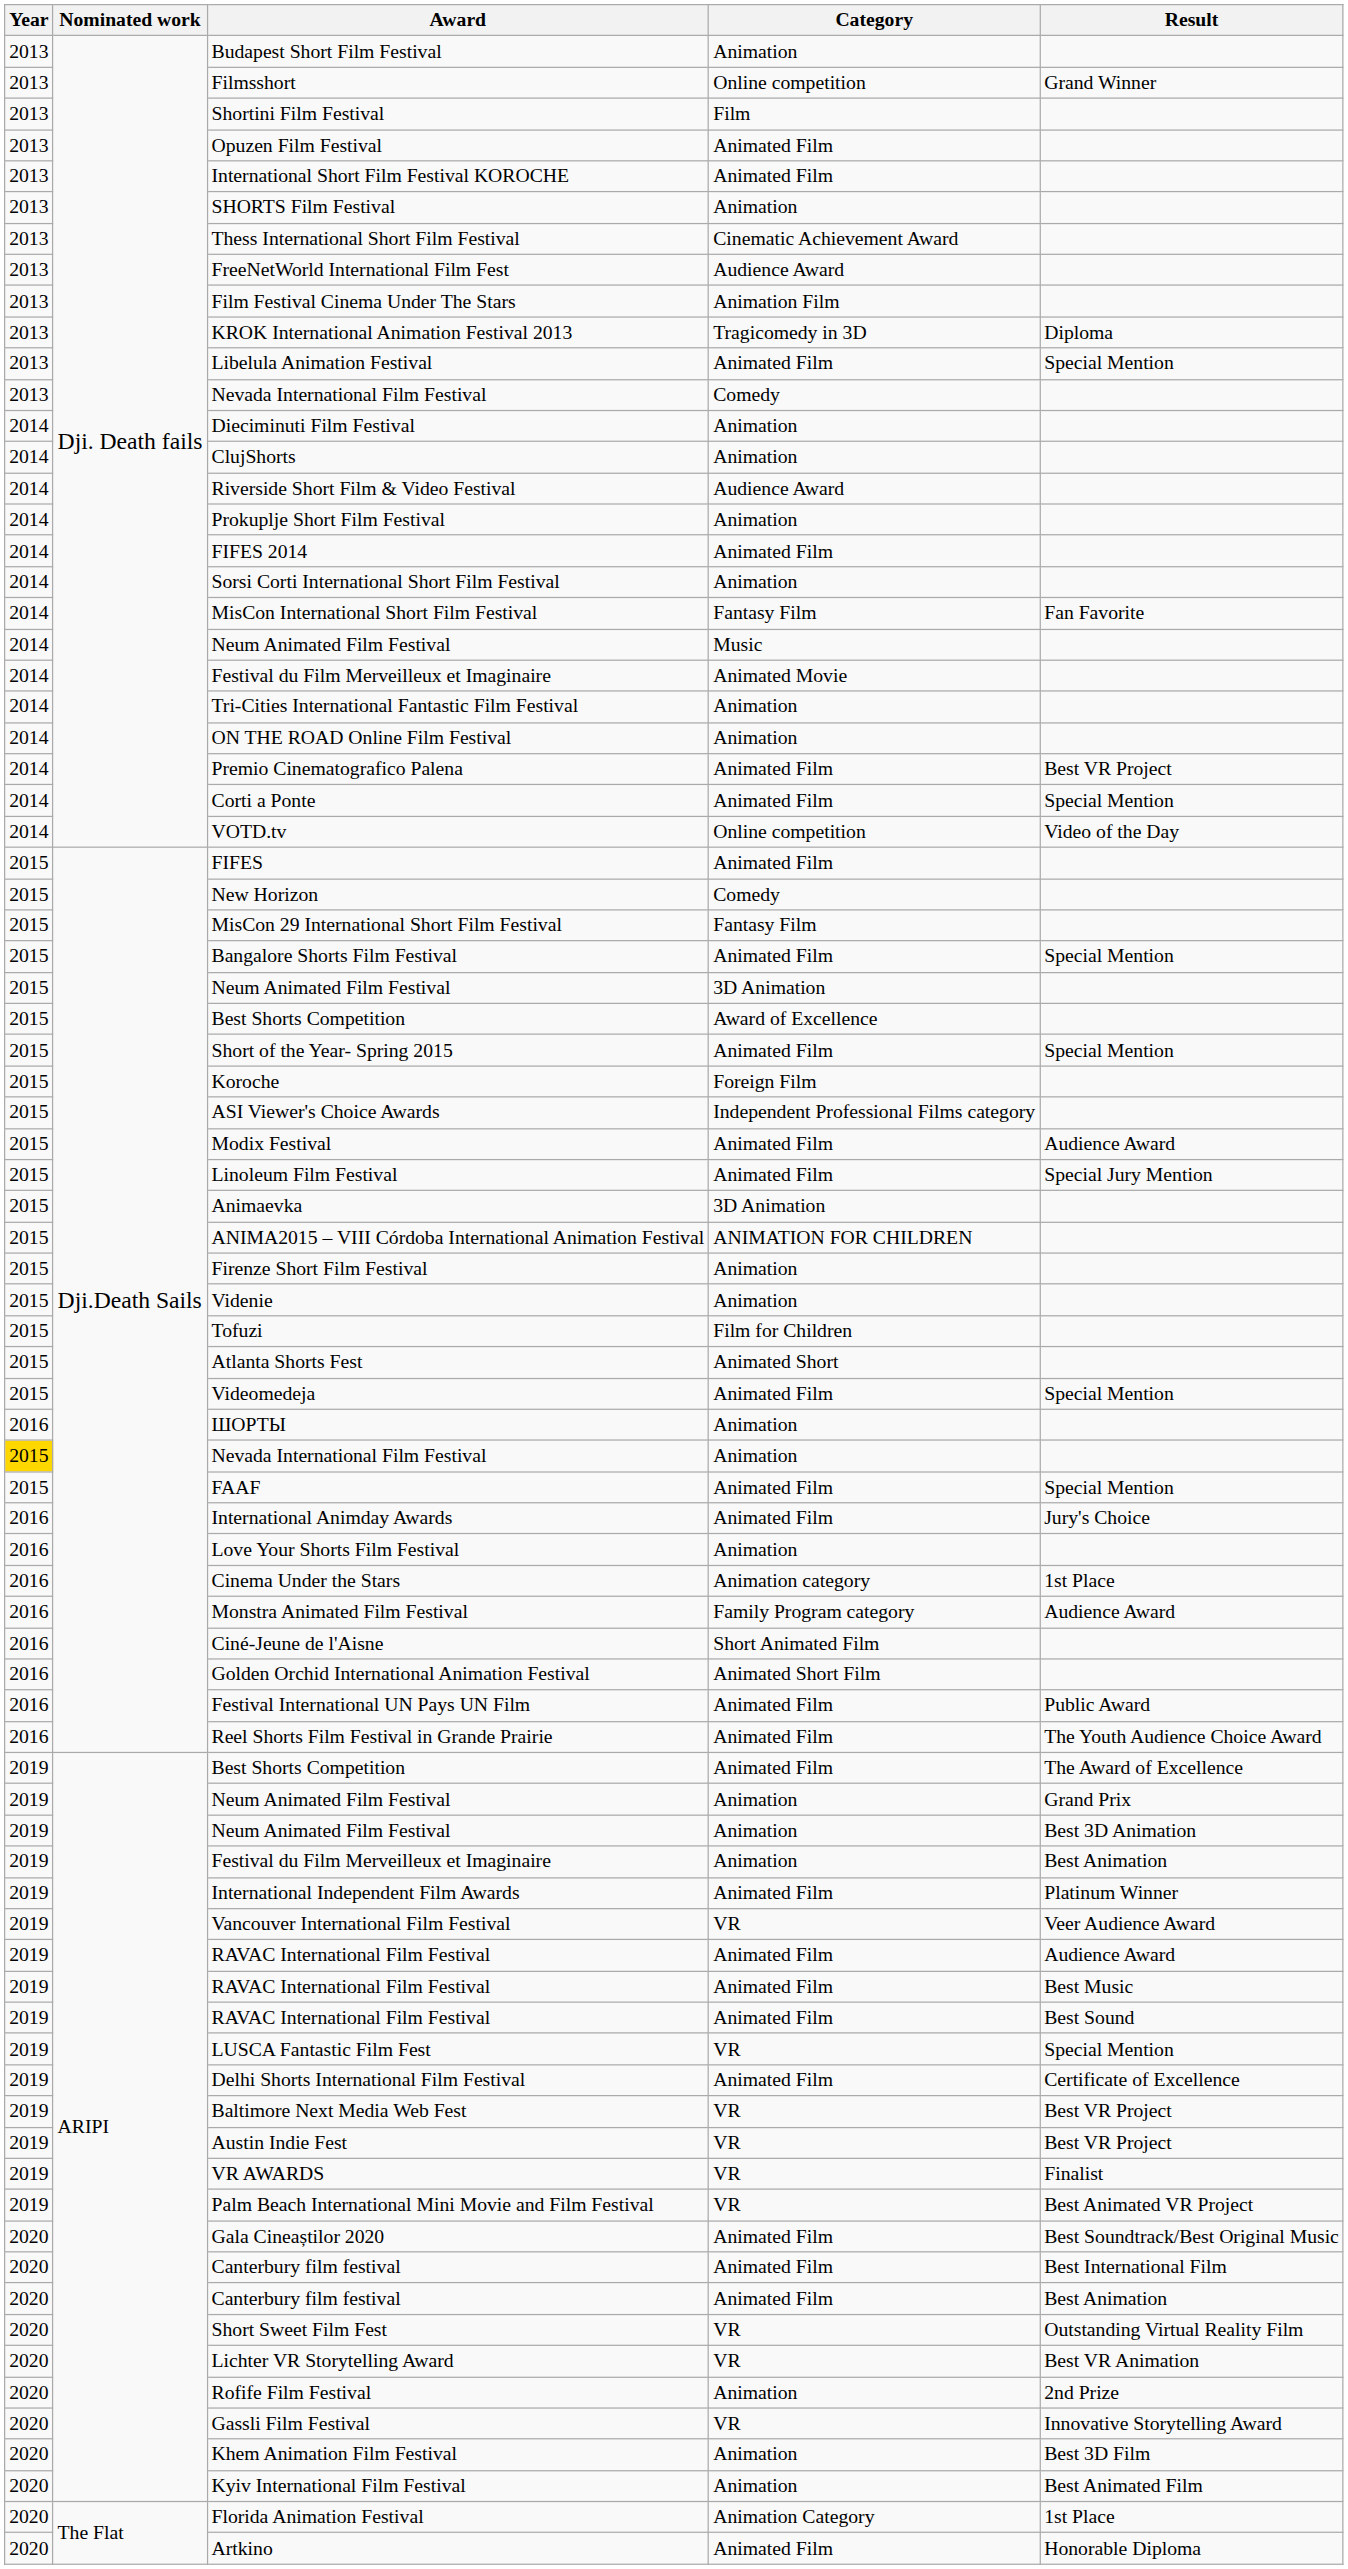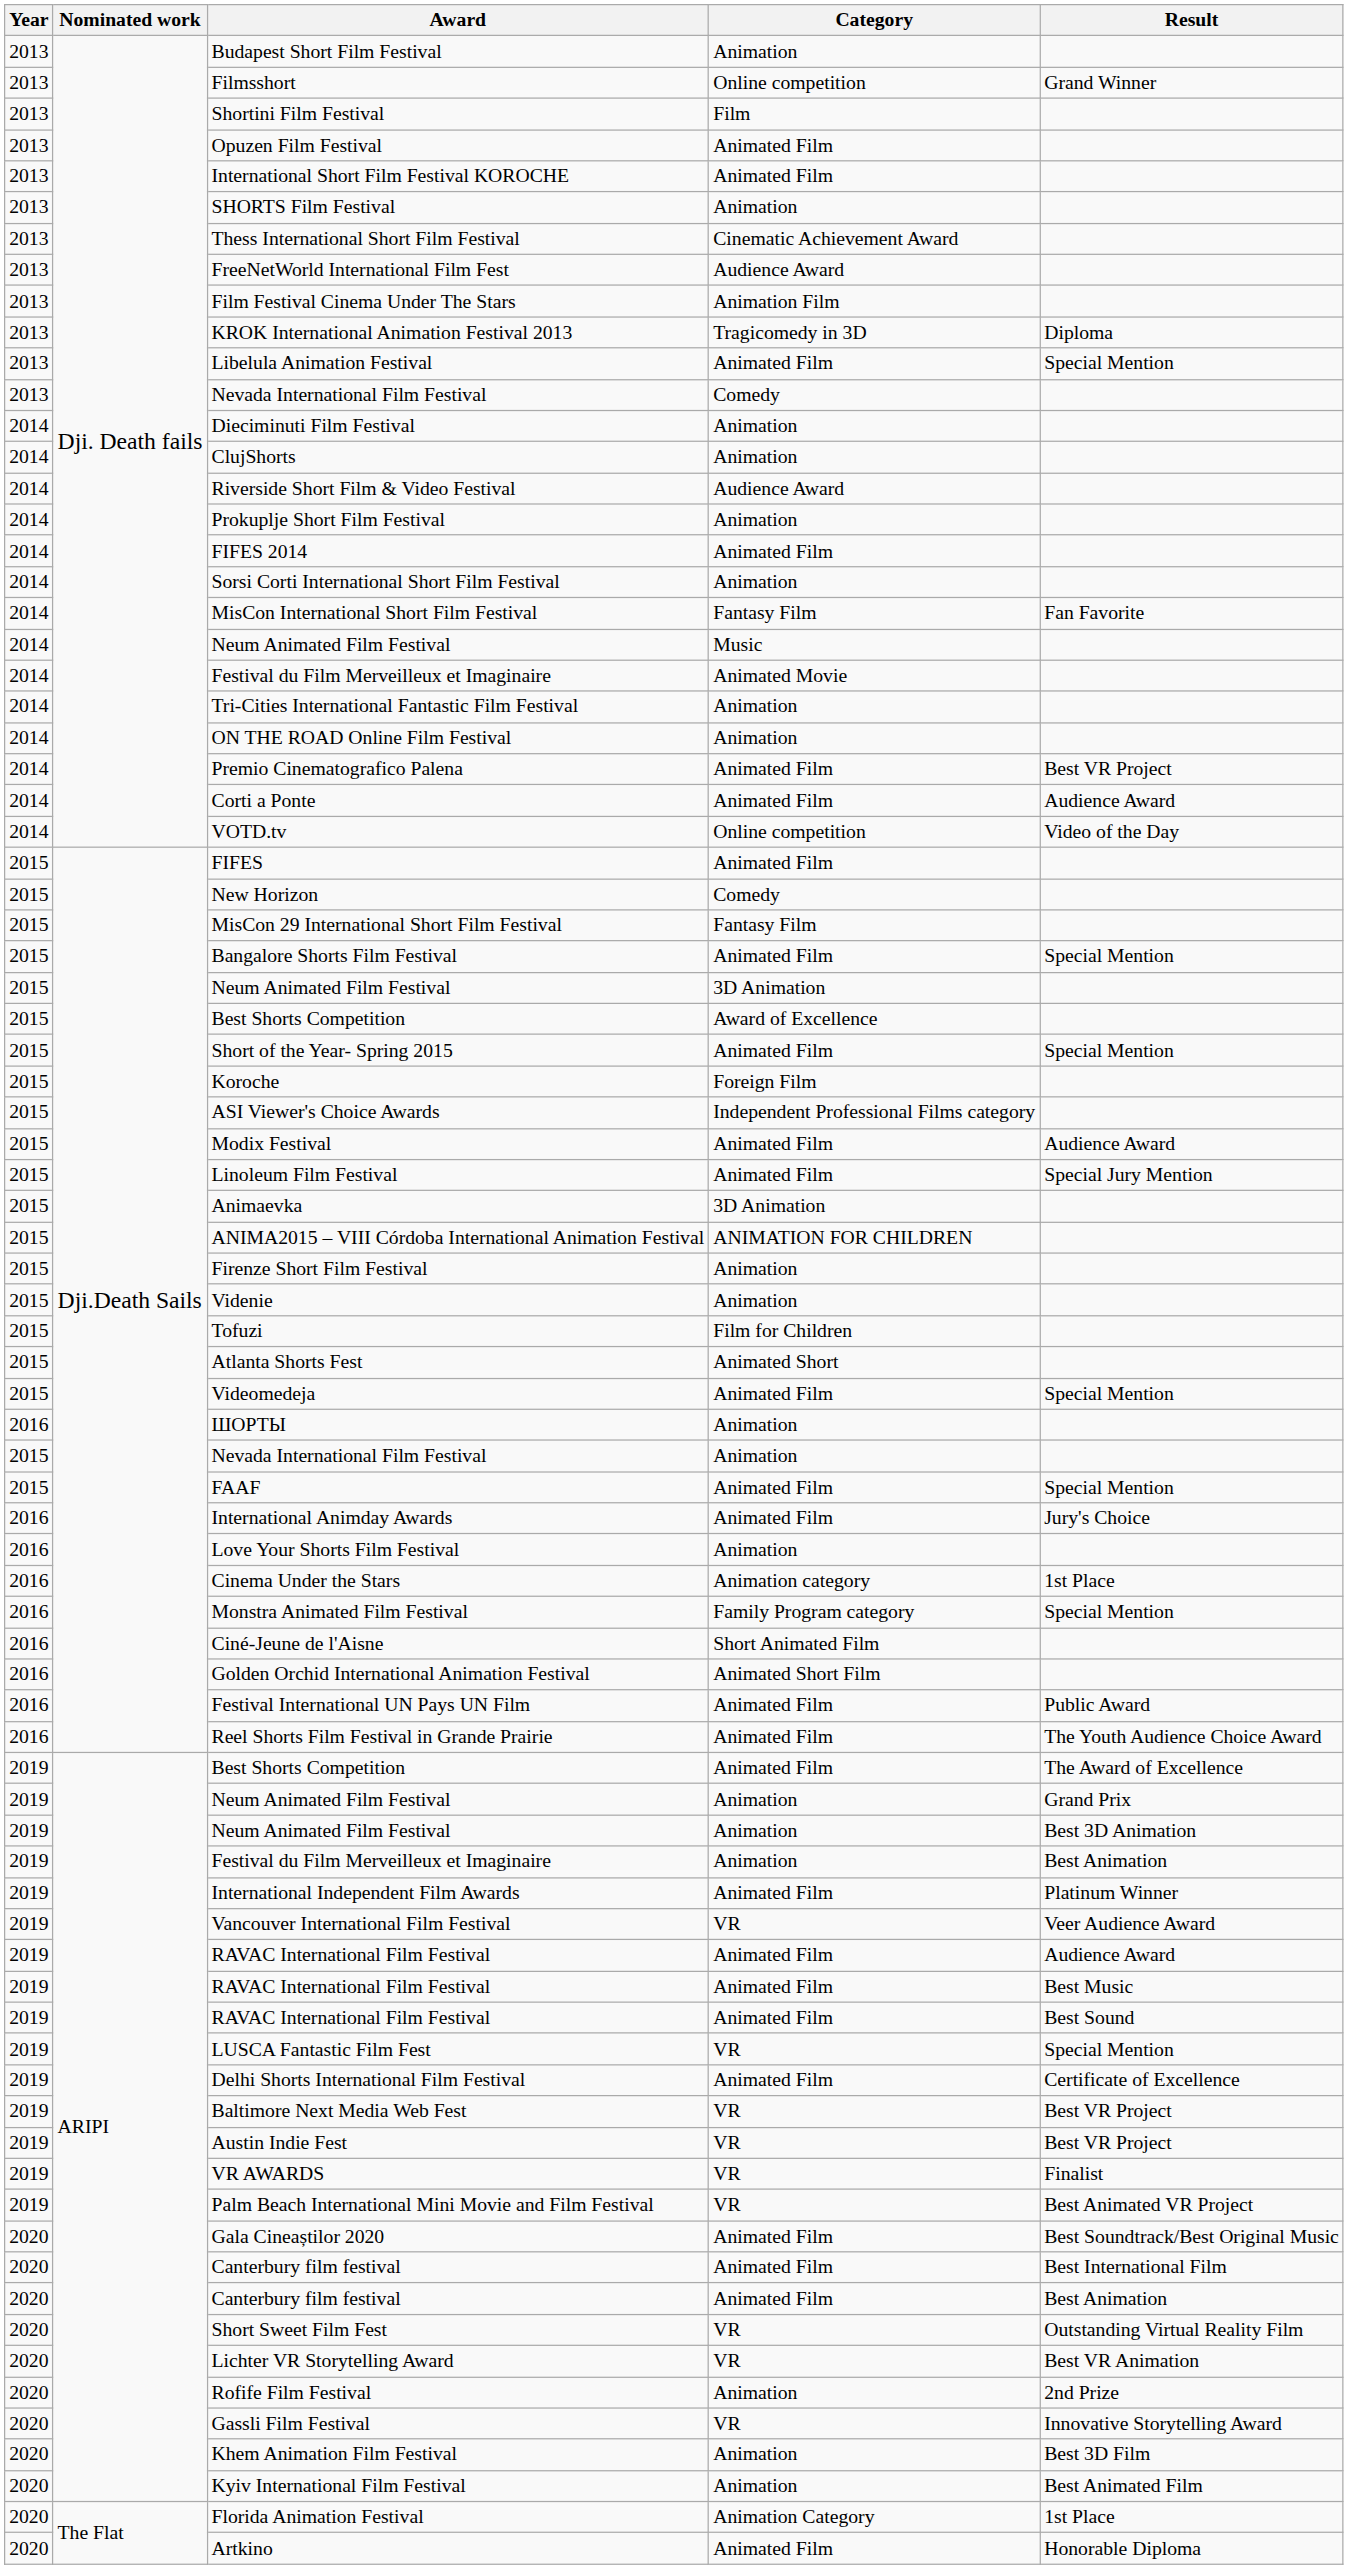(1109, 800) Special Mention -> (1110, 800) Audience Award
(29, 1455) gold background -> (29, 1455) no background
(1110, 1611) Audience Award -> (1109, 1611) Special Mention
